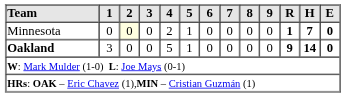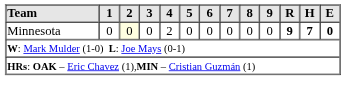(189, 30) 1 -> (189, 30) 0
(290, 30) 1 -> (290, 30) 9
- row: (31, 48)
